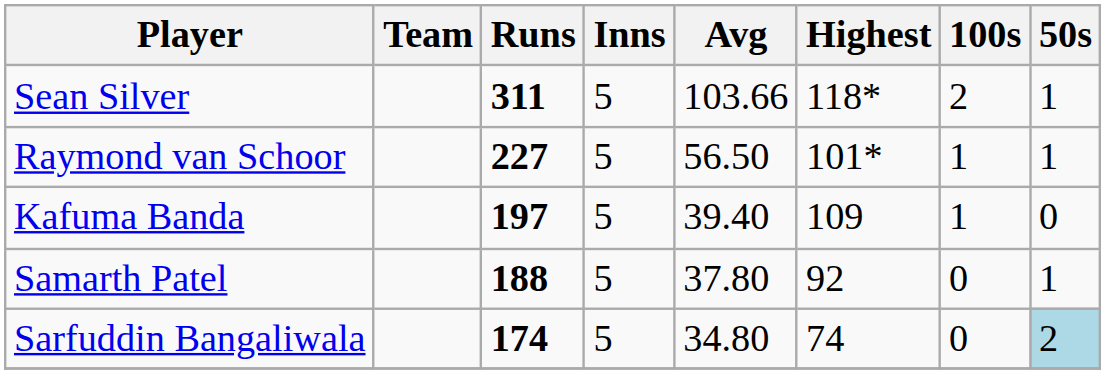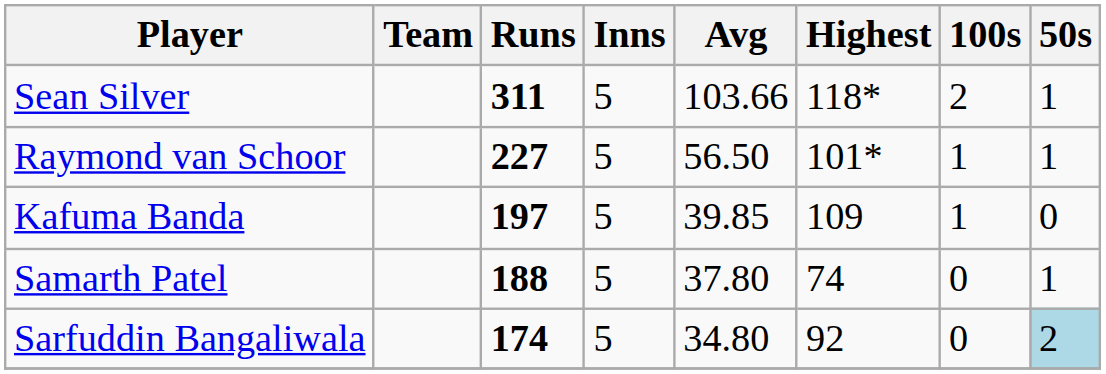(726, 216) 39.40 -> (726, 216) 39.85
(825, 277) 92 -> (825, 277) 74
(825, 338) 74 -> (825, 338) 92
